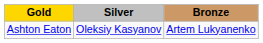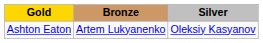columns swapped: (119, 13) <-> (211, 13)
